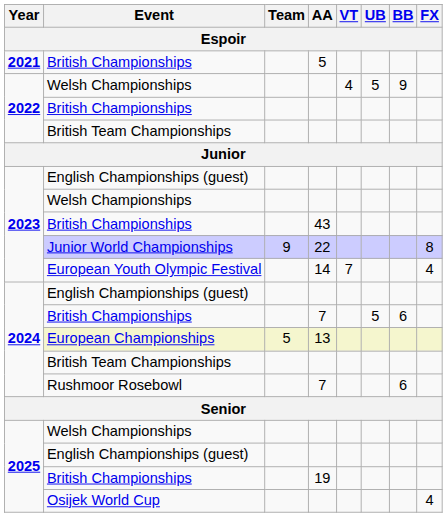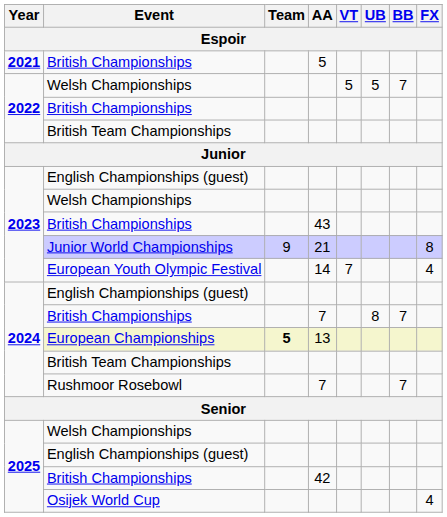(349, 85) 4 -> (349, 85) 5
(403, 85) 9 -> (403, 85) 7
(322, 246) 22 -> (322, 246) 21
(375, 316) 5 -> (375, 316) 8
(403, 316) 6 -> (403, 316) 7
(287, 339) normal -> (287, 339) bold
(403, 385) 6 -> (403, 385) 7
(322, 477) 19 -> (322, 477) 42
